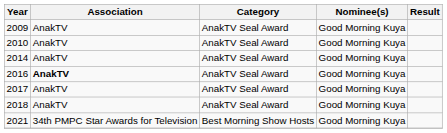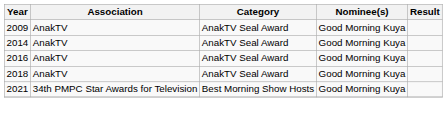- row: (17, 43)
(51, 74) bold -> (50, 58) normal
- row: (17, 89)
